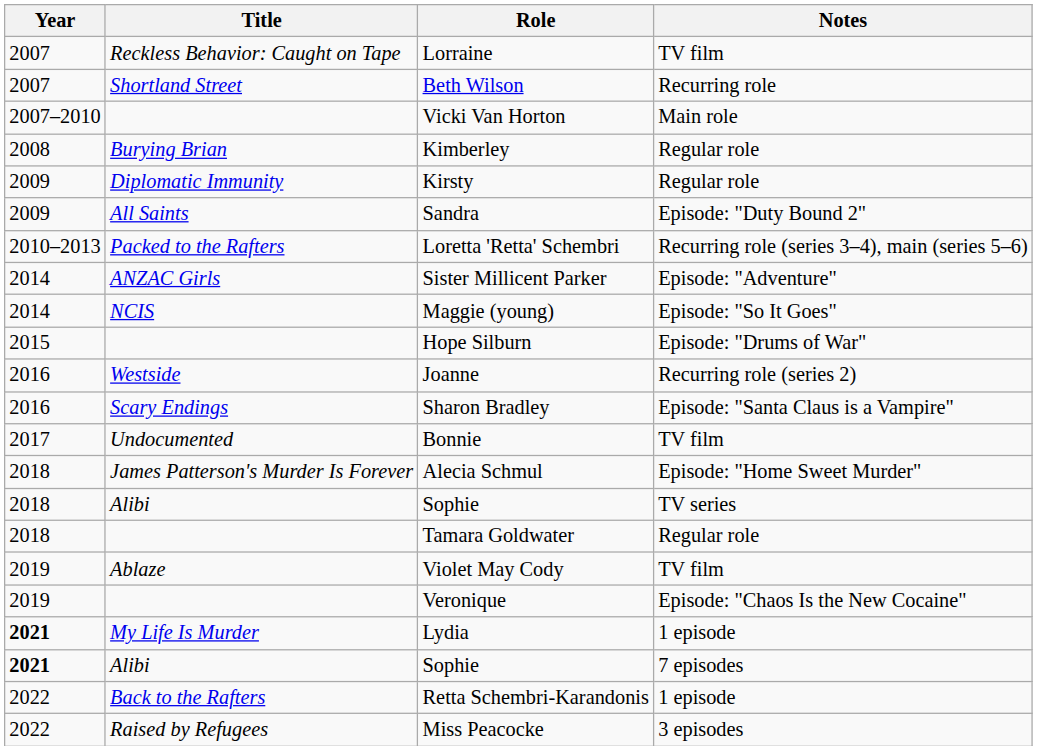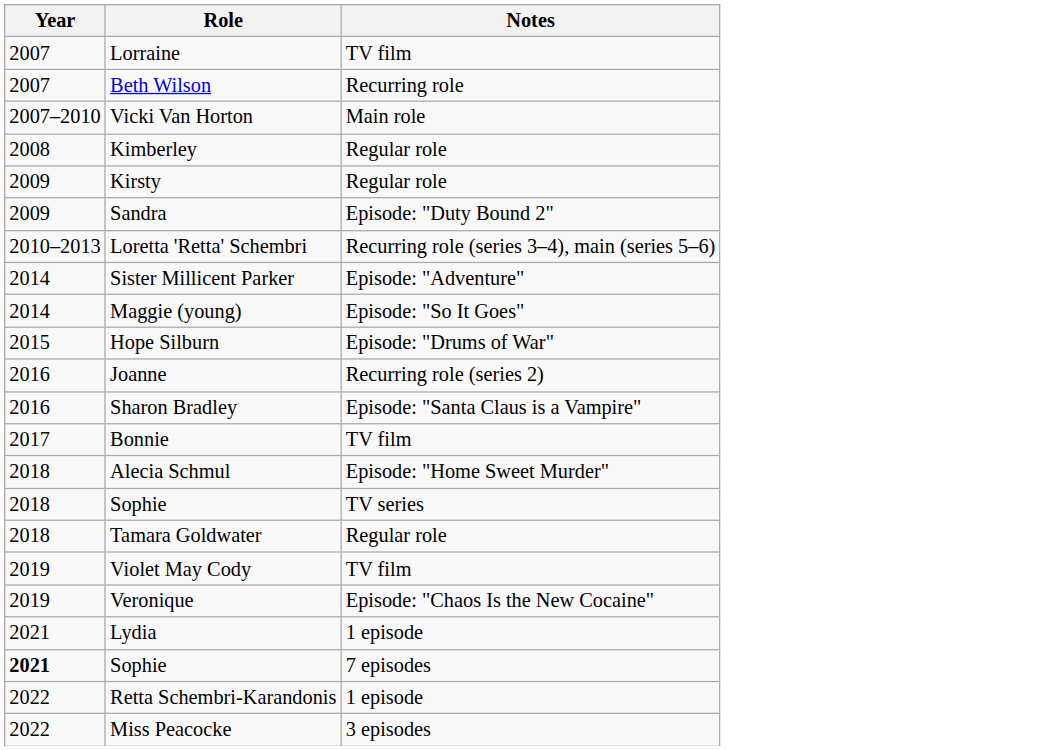- column: (262, 20)
(30, 632) bold -> (30, 632) normal
